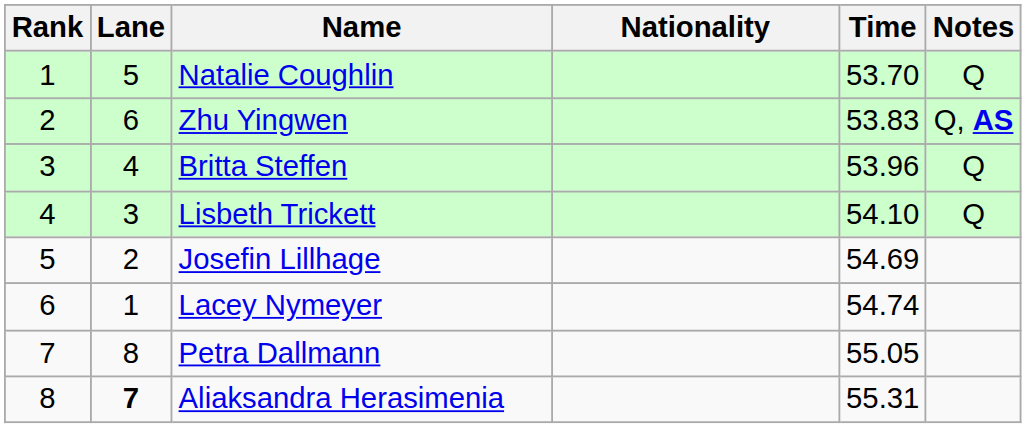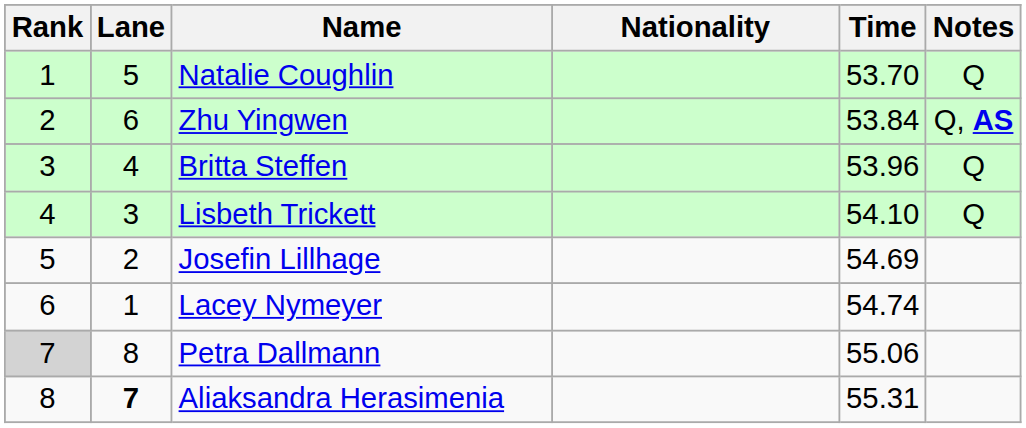(883, 120) 53.83 -> (883, 120) 53.84
(47, 352) no background -> (47, 352) lightgrey background
(883, 352) 55.05 -> (883, 352) 55.06
